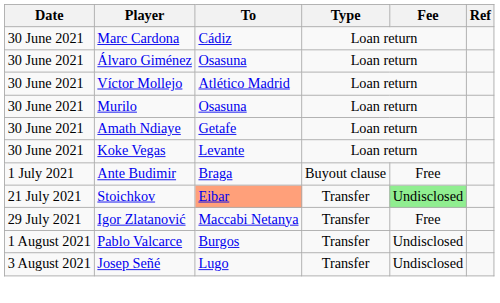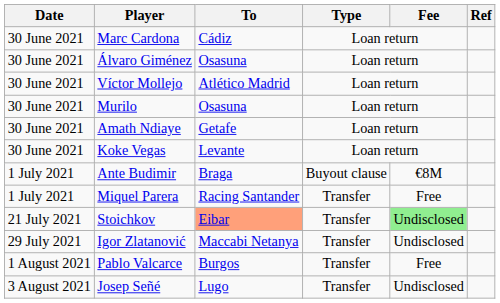(428, 173) Free -> (429, 173) €8M
+ row: (138, 196)
(428, 219) Free -> (429, 241) Undisclosed
(428, 241) Undisclosed -> (429, 264) Free
